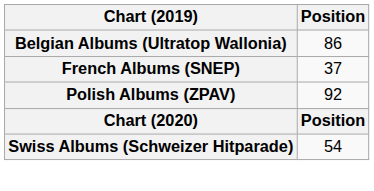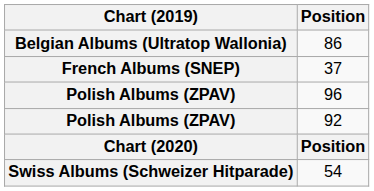+ row: (333, 95)
